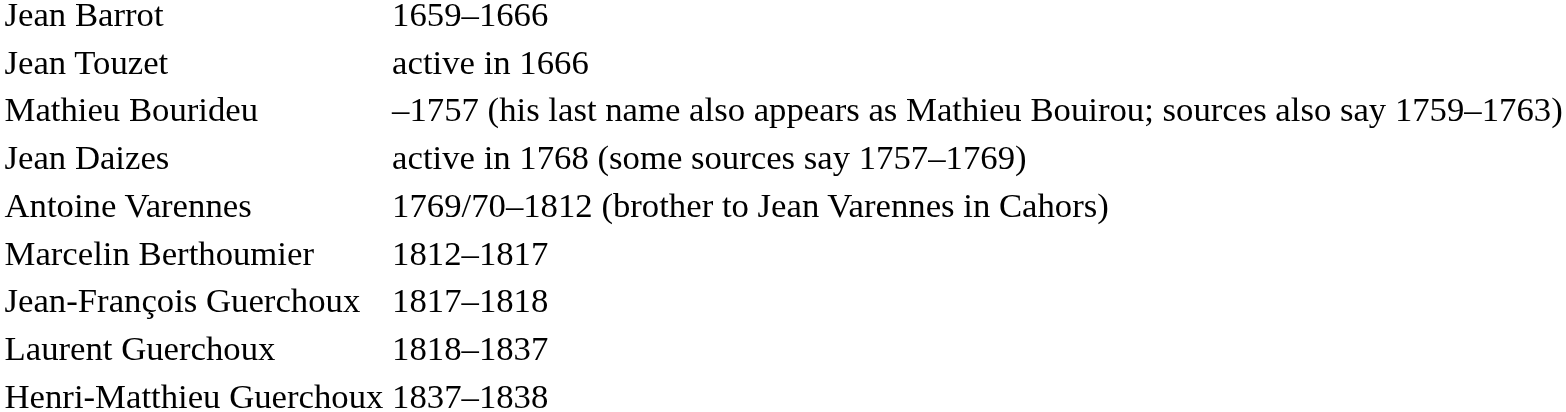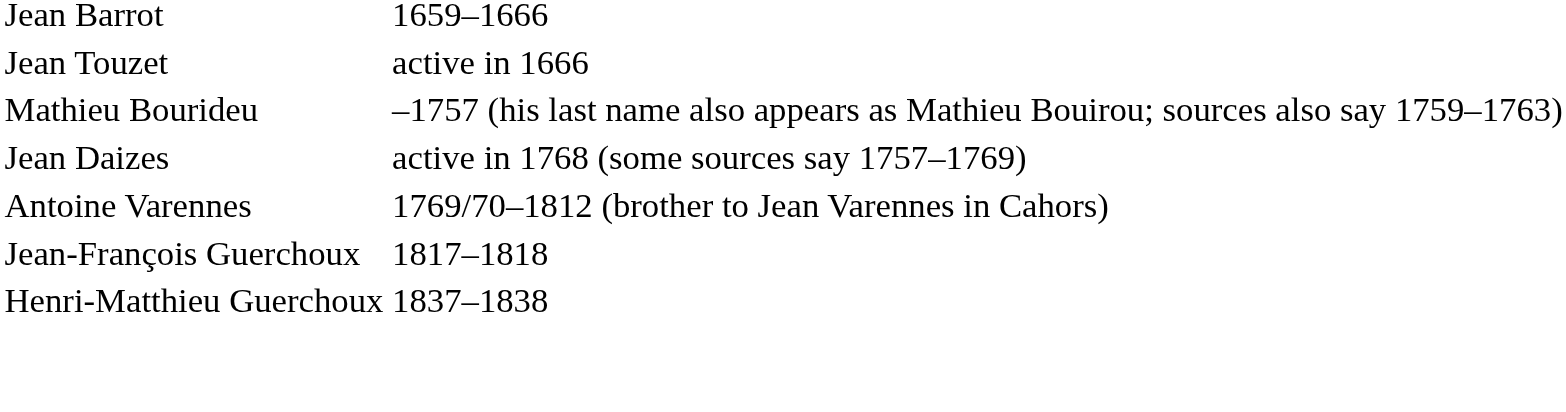- row: (159, 253)
- row: (140, 348)
